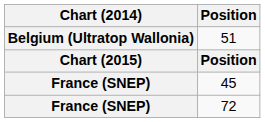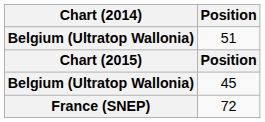(101, 83) France (SNEP) -> (101, 83) Belgium (Ultratop Wallonia)
